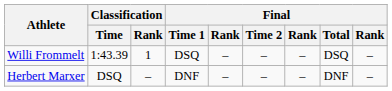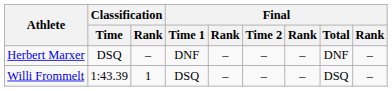rows swapped: (46, 76) <-> (46, 55)
